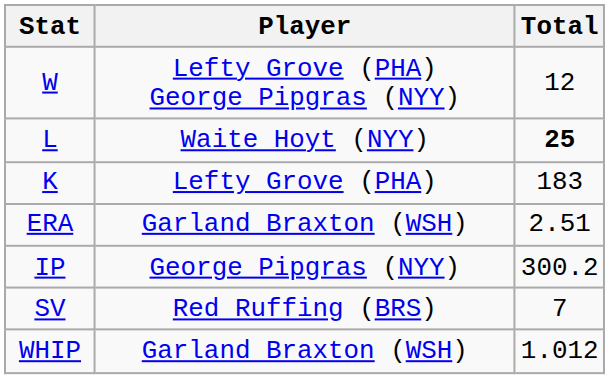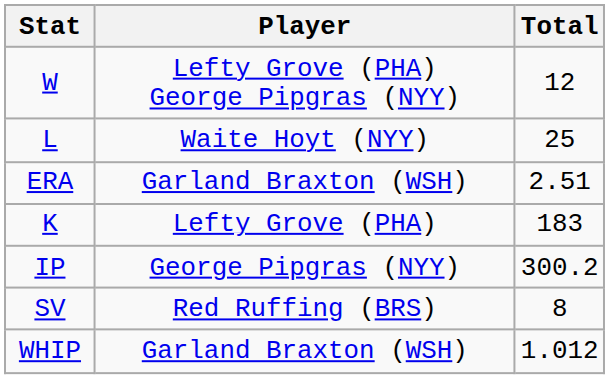(560, 140) bold -> (560, 140) normal
rows swapped: (50, 225) <-> (50, 182)
(560, 309) 7 -> (560, 309) 8
